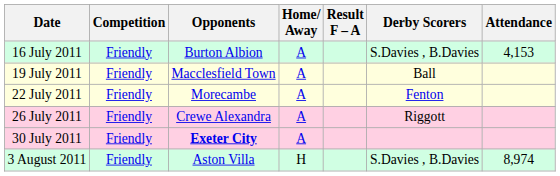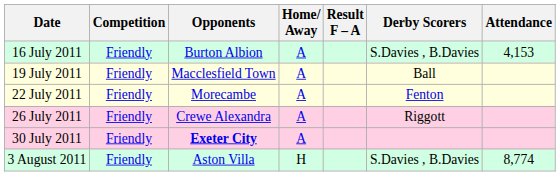(519, 159) 8,974 -> (519, 159) 8,774
